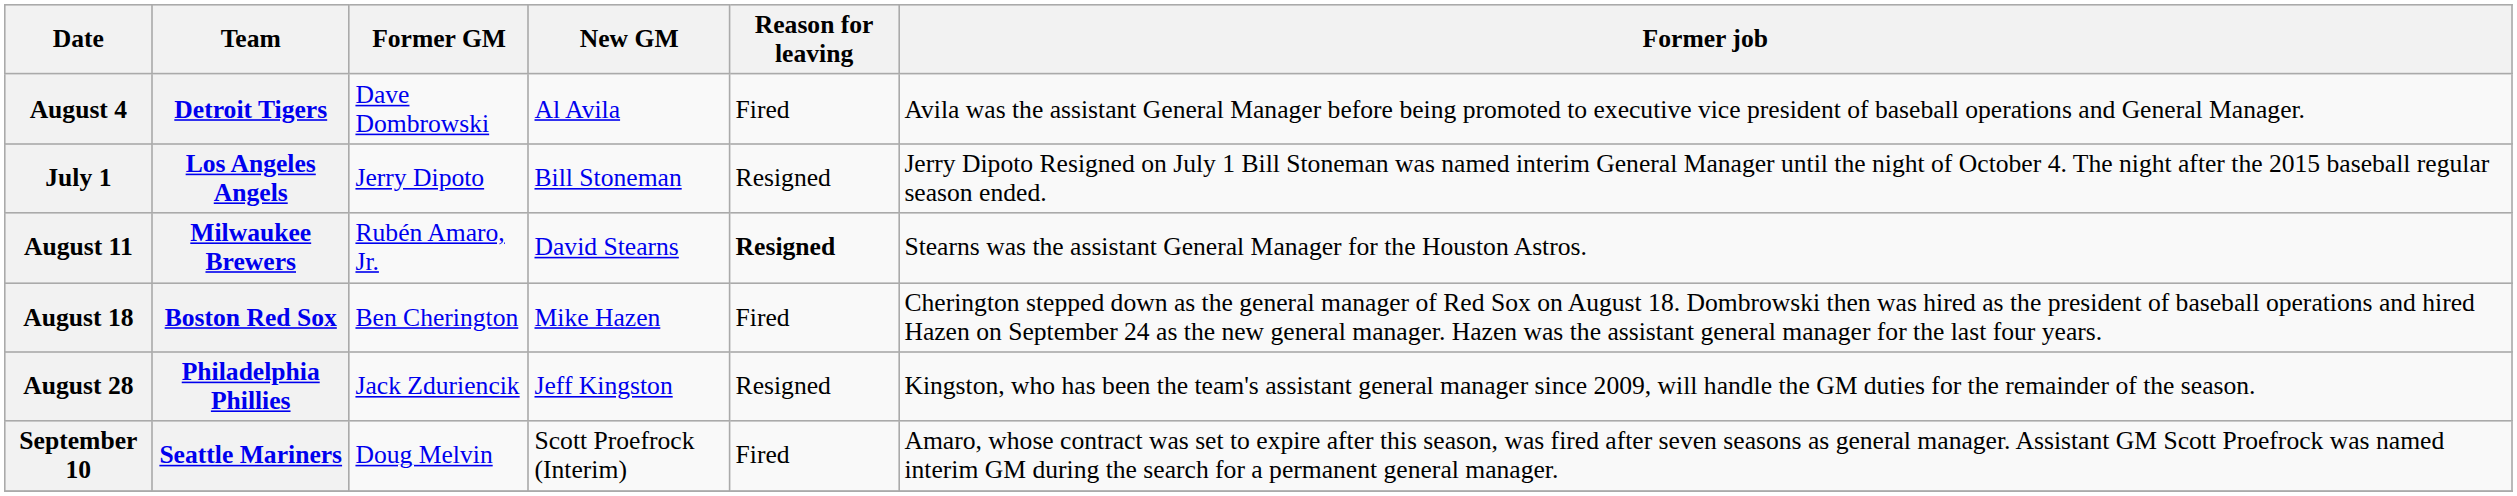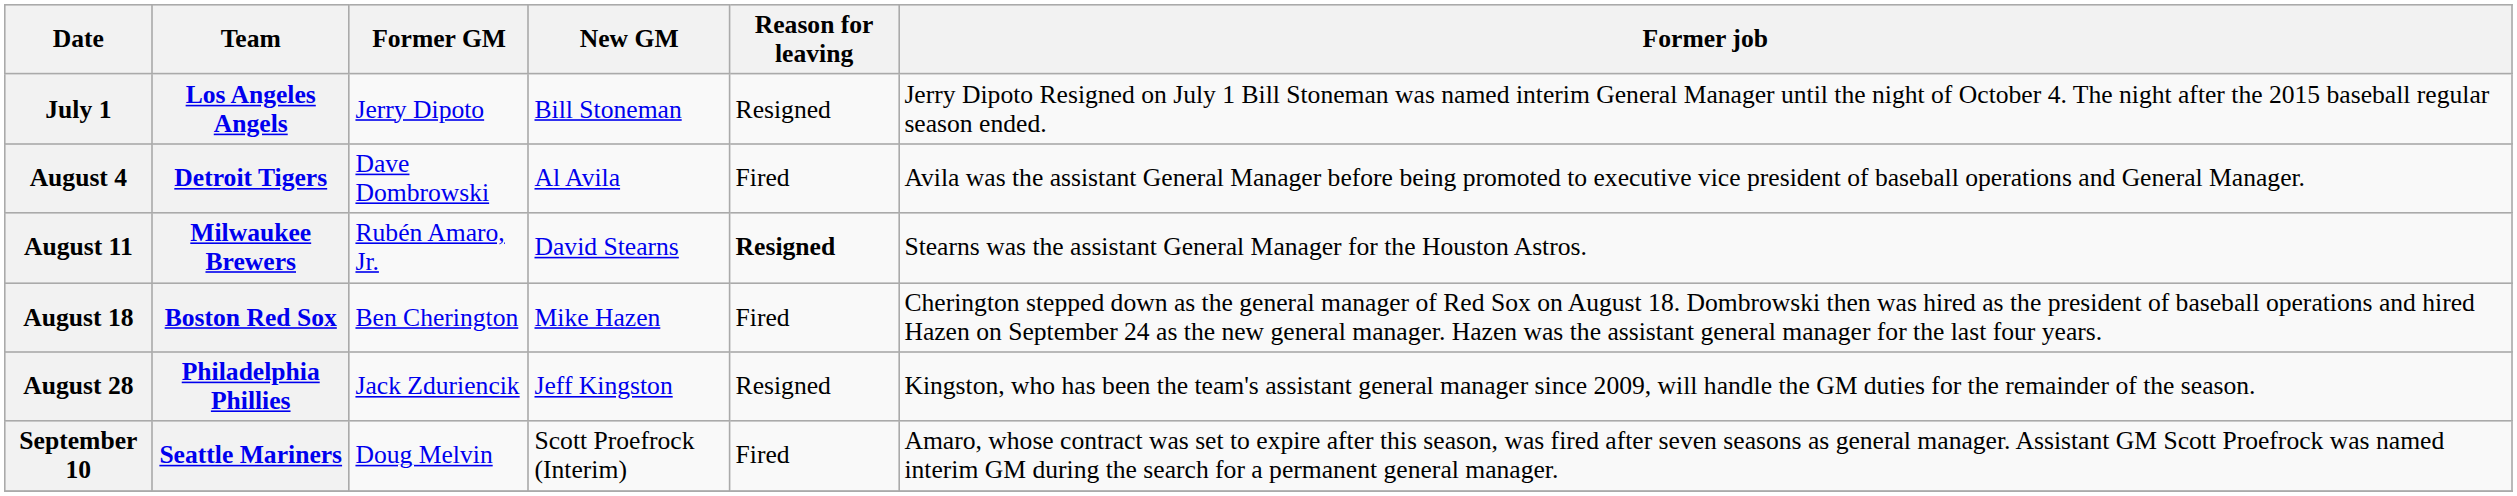rows swapped: (78, 178) <-> (78, 108)
